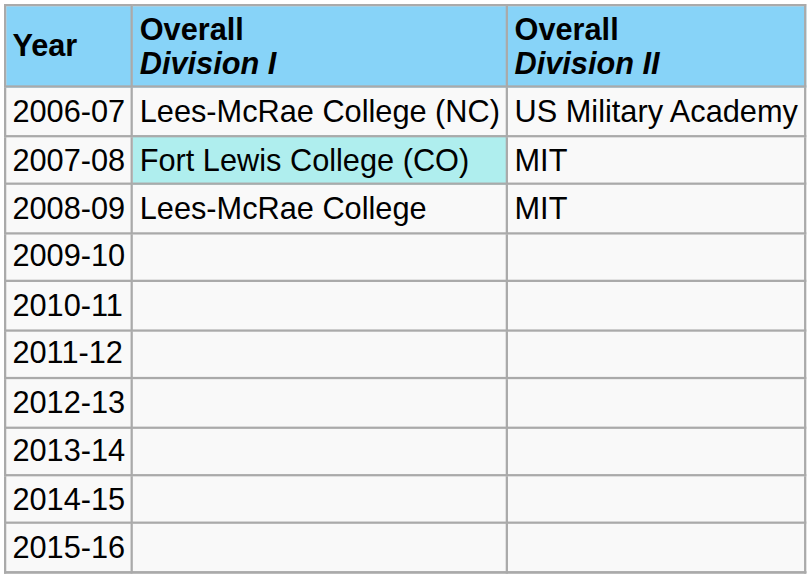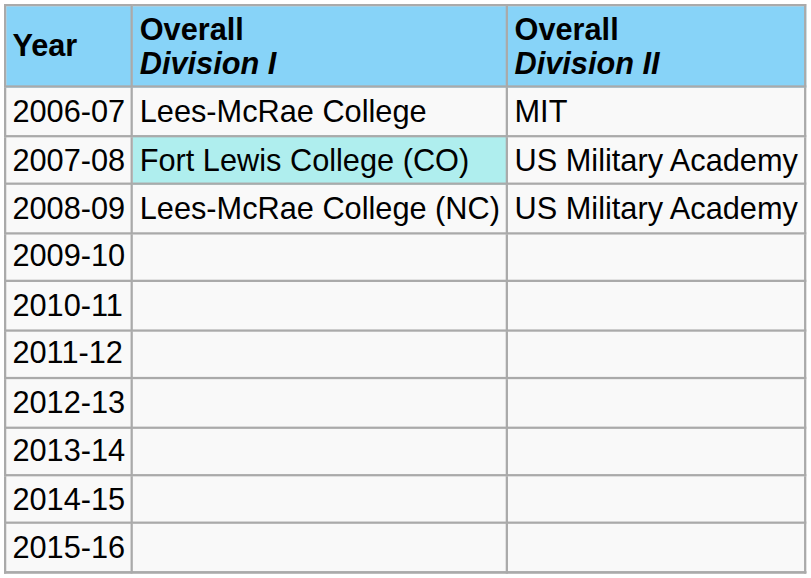(320, 111) Lees-McRae College (NC) -> (283, 111) Lees-McRae College
(656, 111) US Military Academy -> (541, 111) MIT
(541, 160) MIT -> (656, 160) US Military Academy
(283, 208) Lees-McRae College -> (320, 208) Lees-McRae College (NC)
(541, 208) MIT -> (656, 208) US Military Academy
